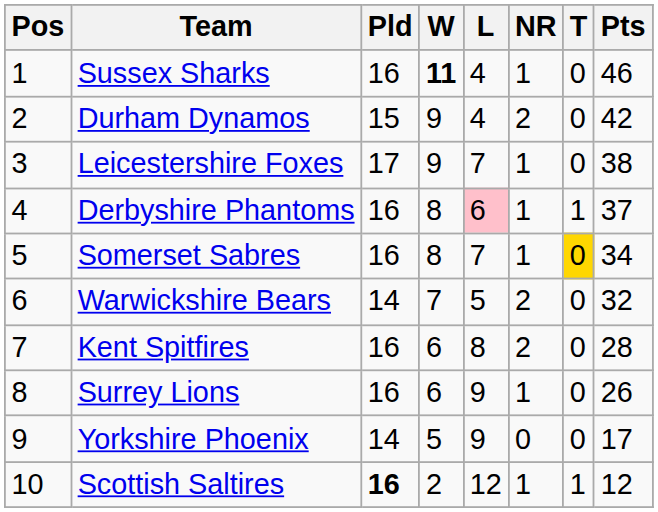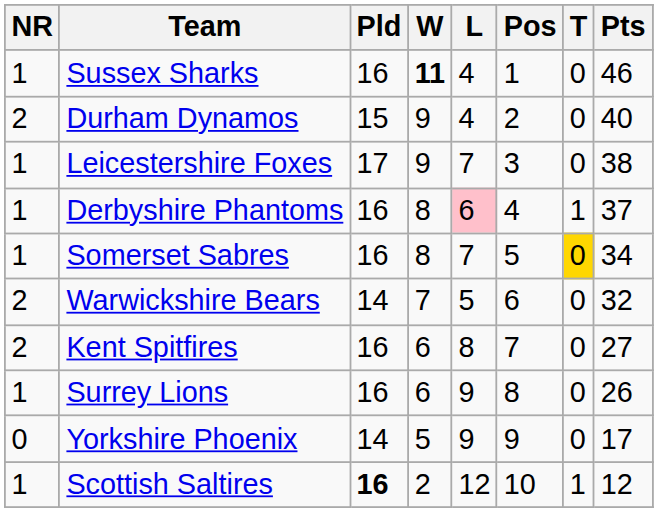columns swapped: (38, 27) <-> (536, 27)
(617, 118) 42 -> (617, 118) 40
(617, 347) 28 -> (617, 347) 27
